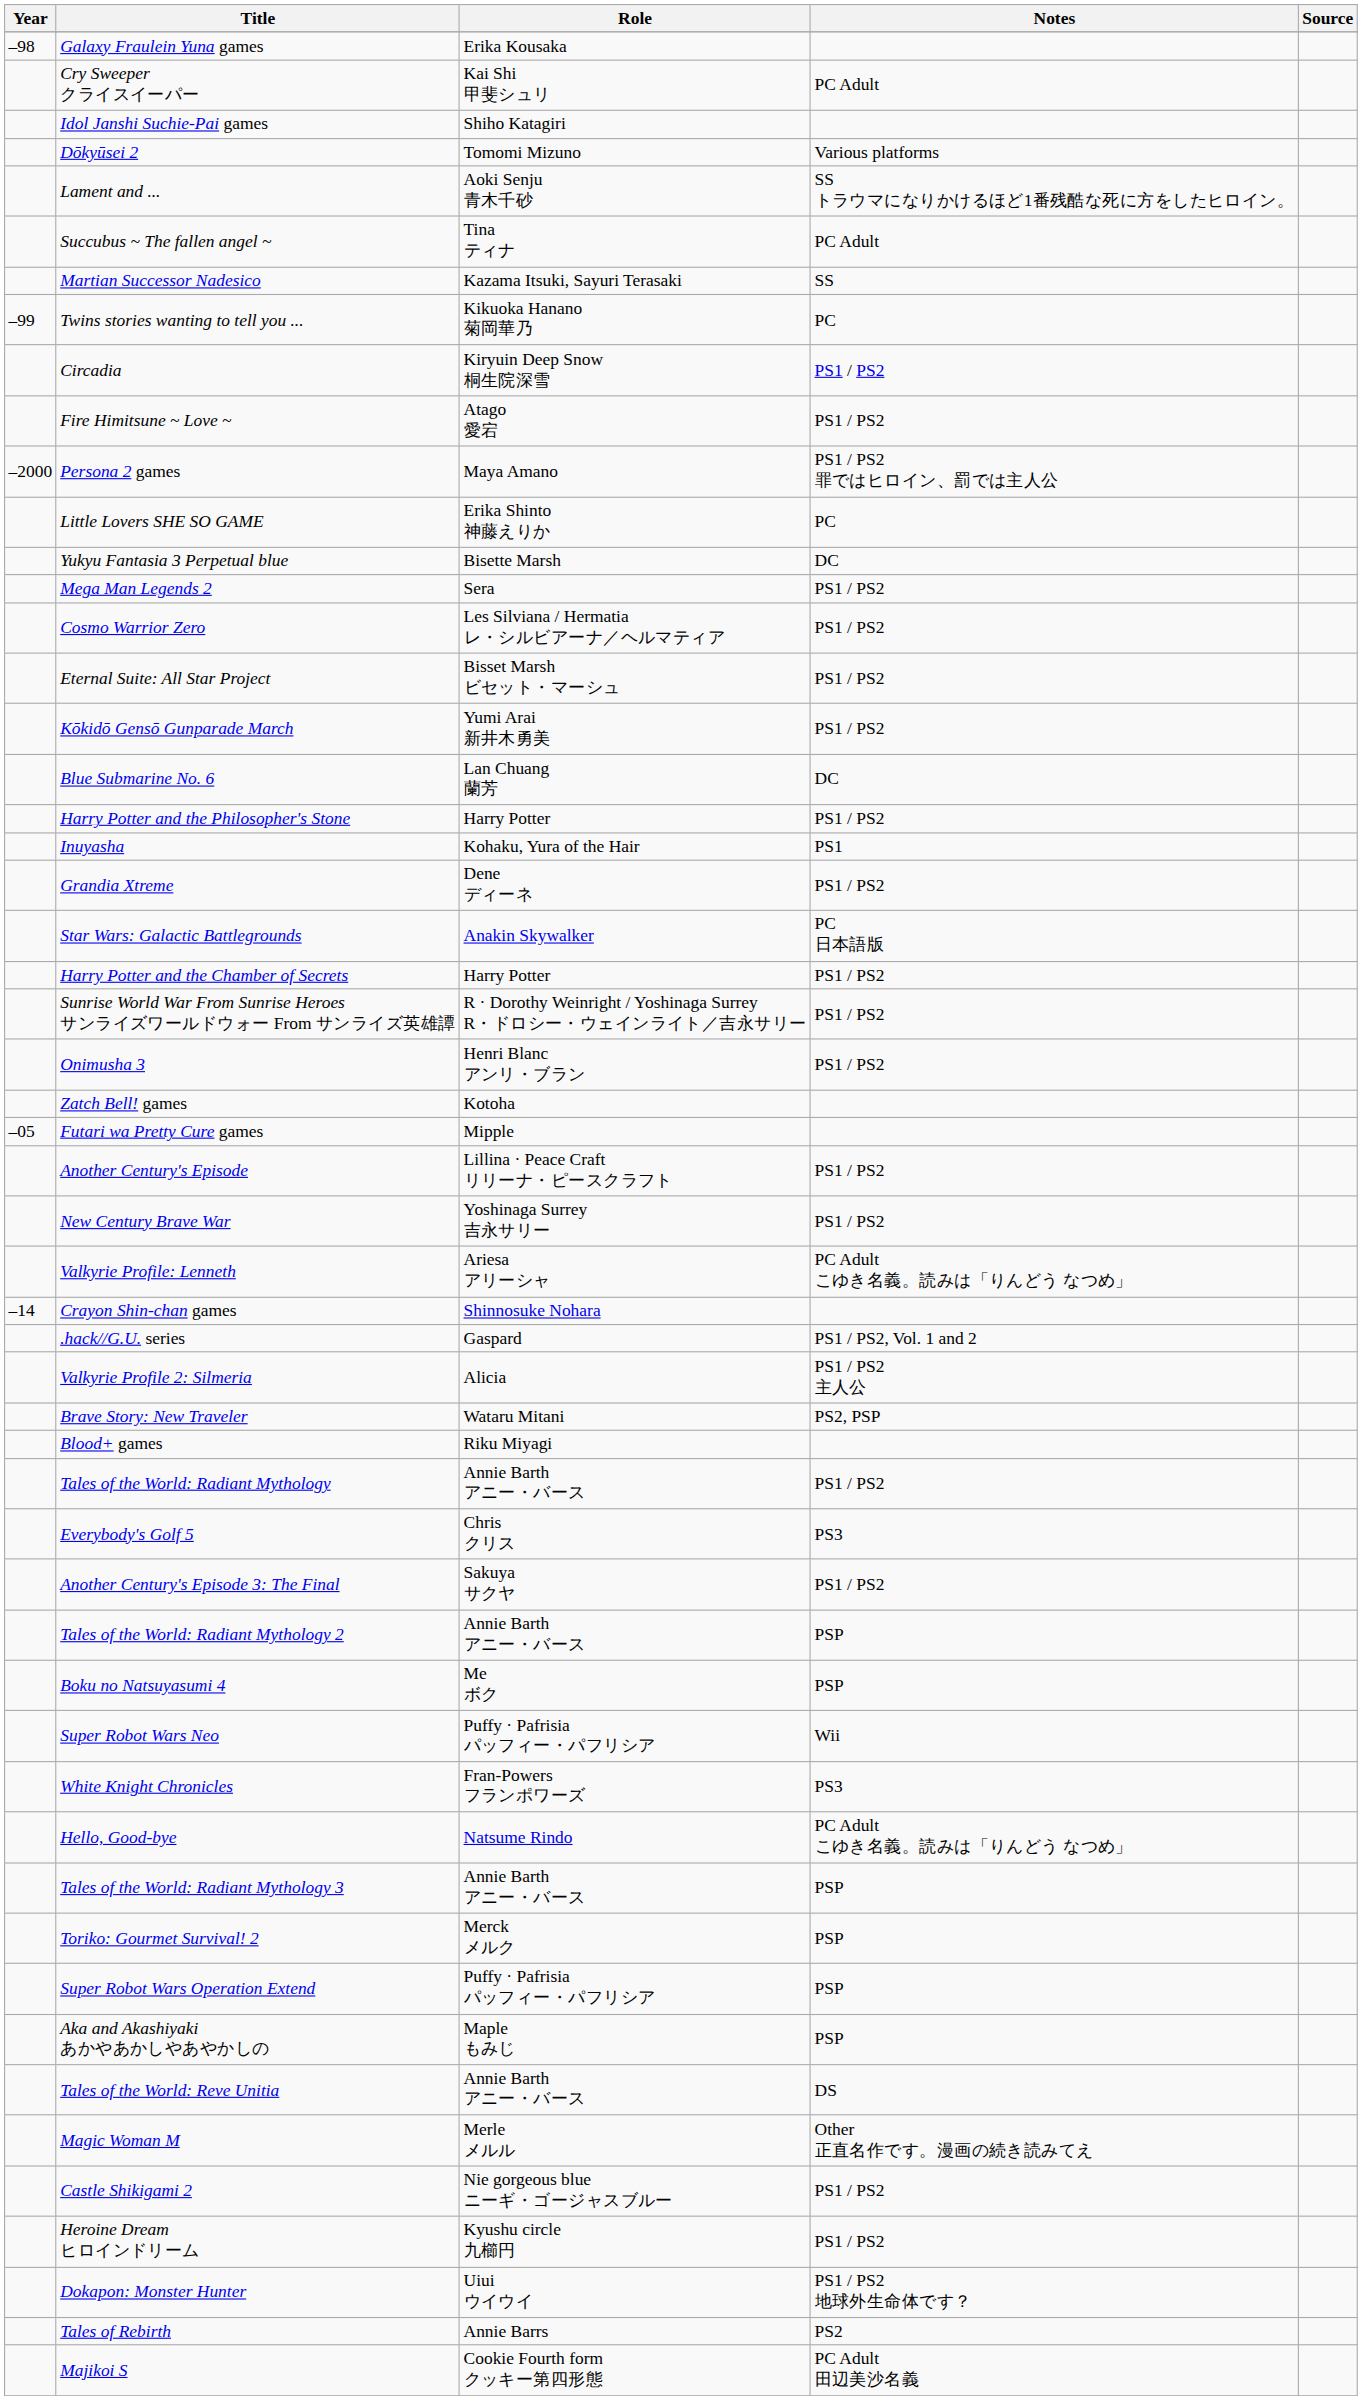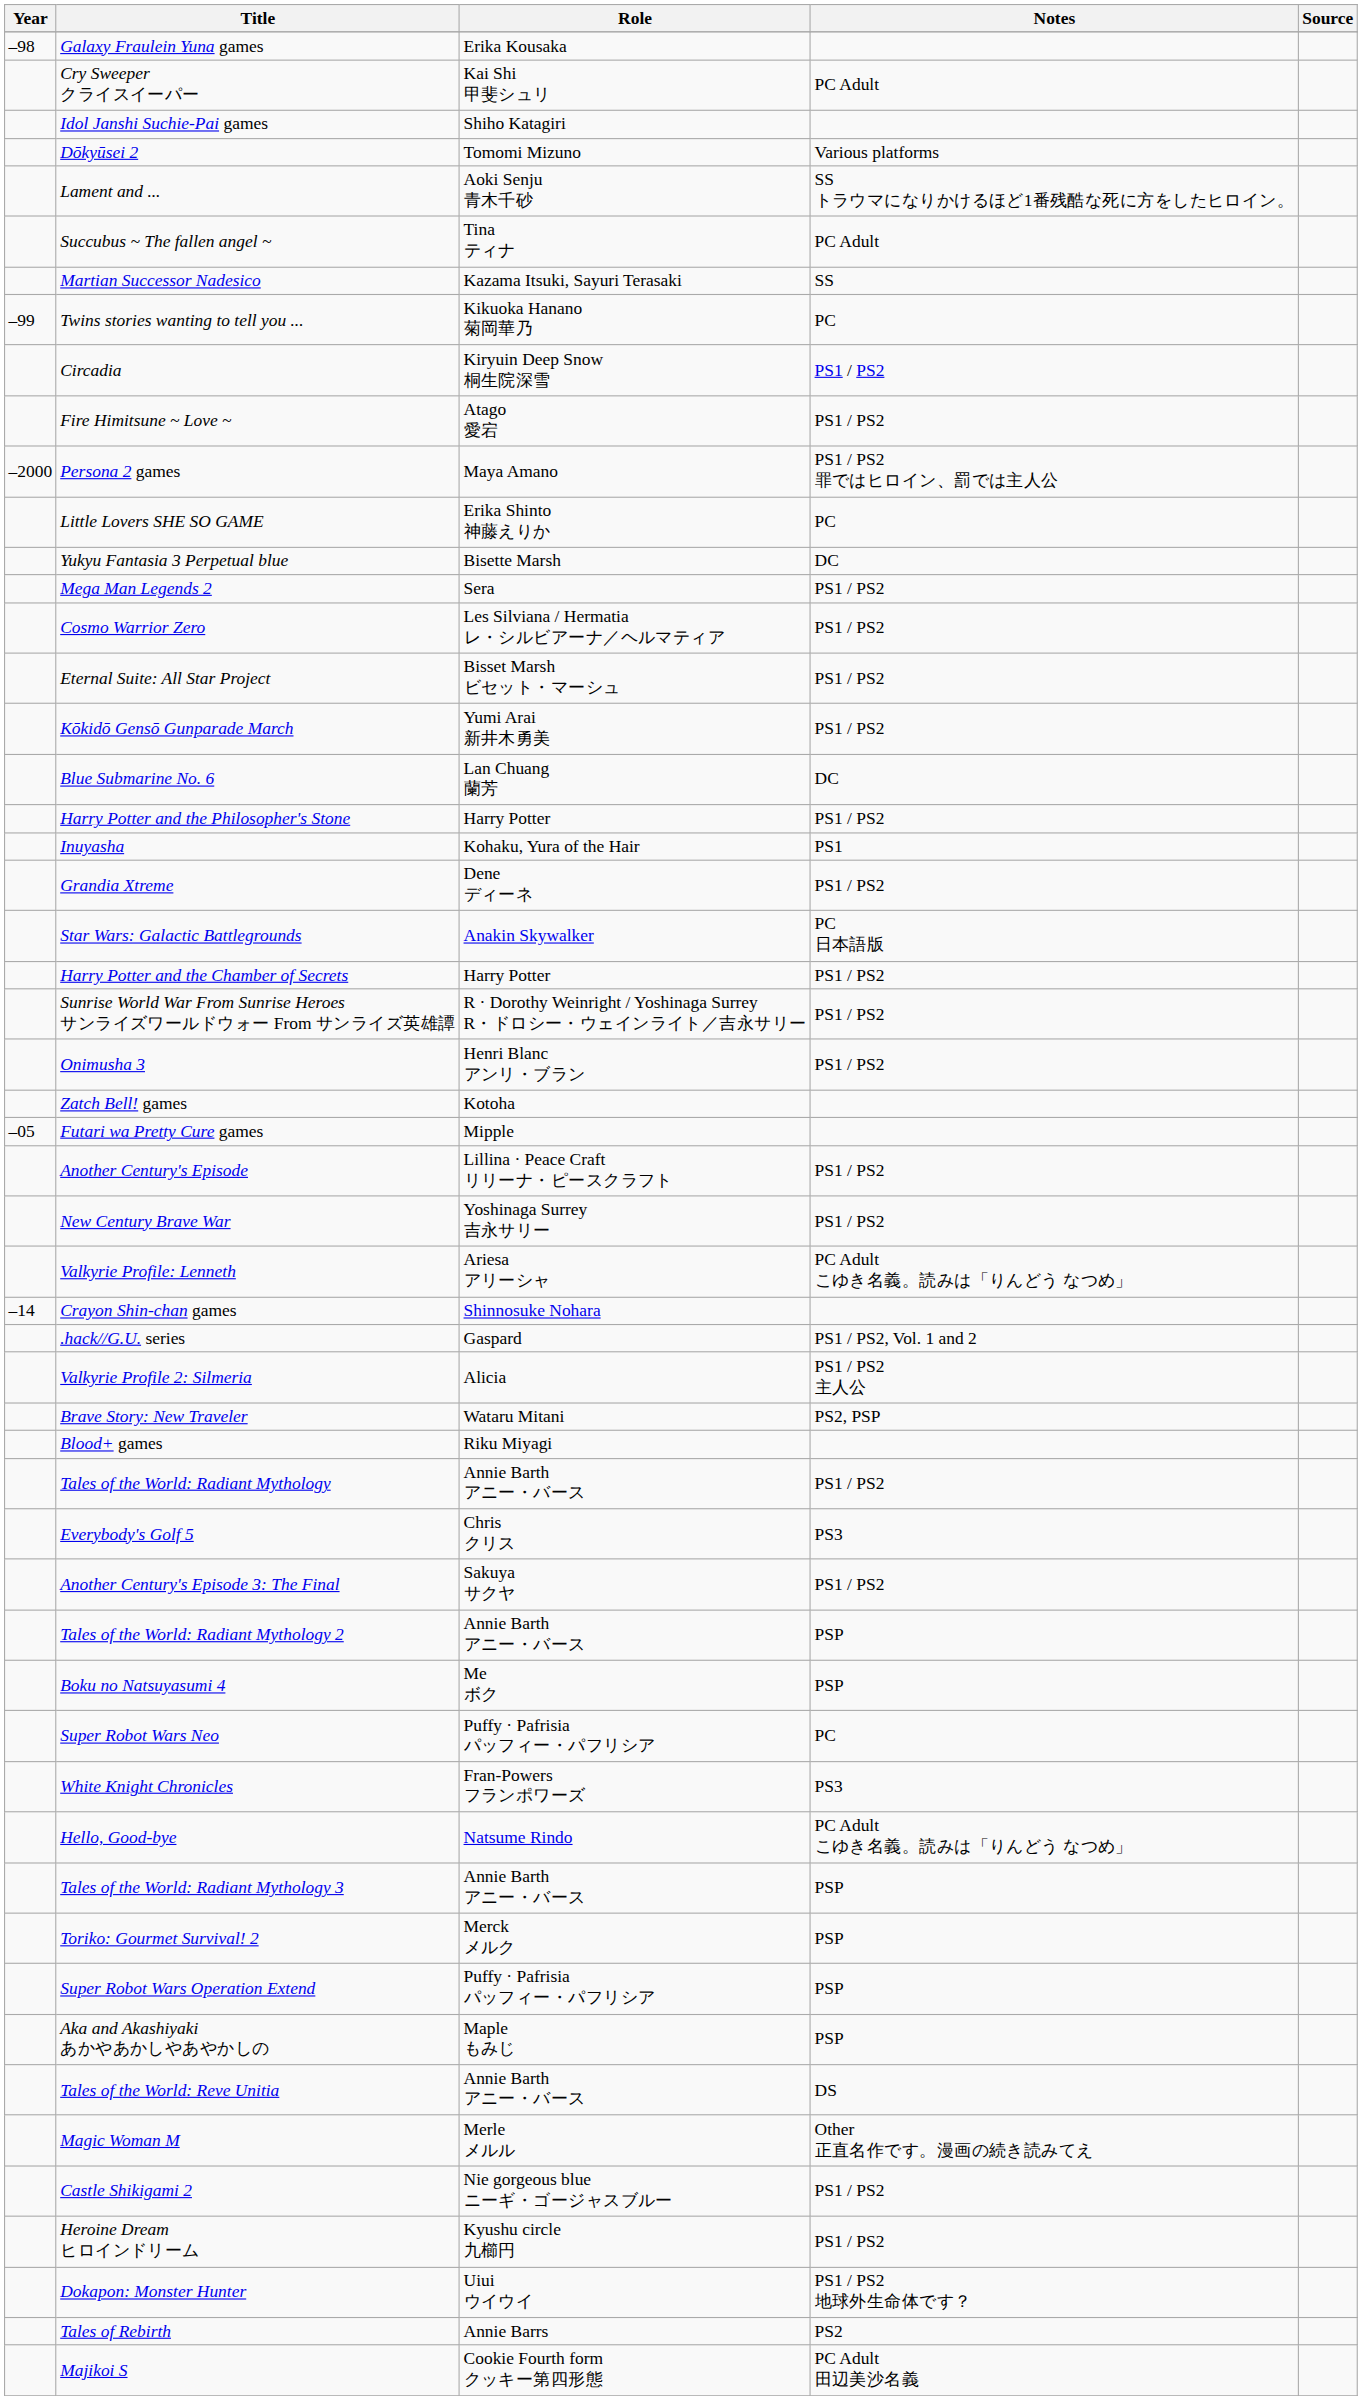(827, 1736) Wii -> (825, 1736) PC
